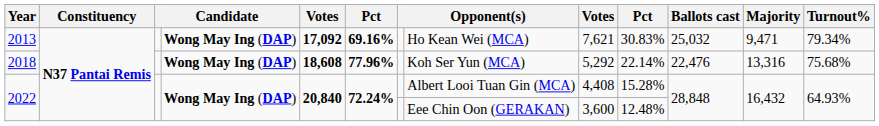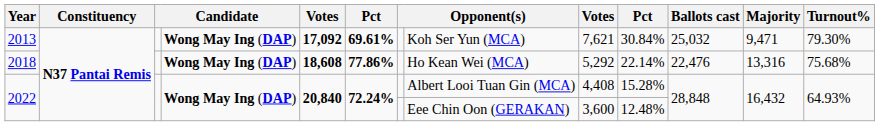(371, 39) 69.16% -> (371, 39) 69.61%
(468, 39) Ho Kean Wei (MCA) -> (466, 39) Koh Ser Yun (MCA)
(643, 39) 30.83% -> (643, 39) 30.84%
(829, 39) 79.34% -> (829, 39) 79.30%
(371, 62) 77.96% -> (371, 62) 77.86%
(466, 62) Koh Ser Yun (MCA) -> (468, 62) Ho Kean Wei (MCA)
